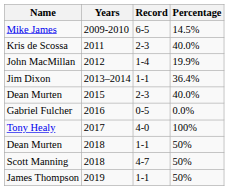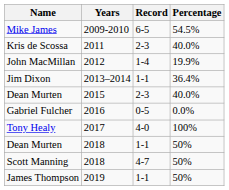(186, 29) 14.5% -> (186, 29) 54.5%
